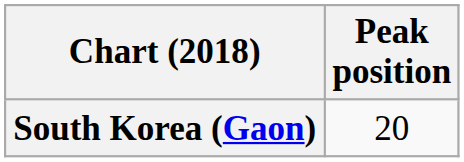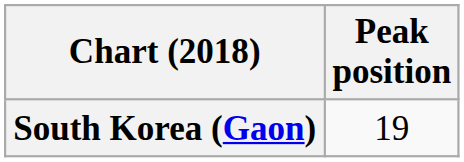(392, 127) 20 -> (392, 127) 19
